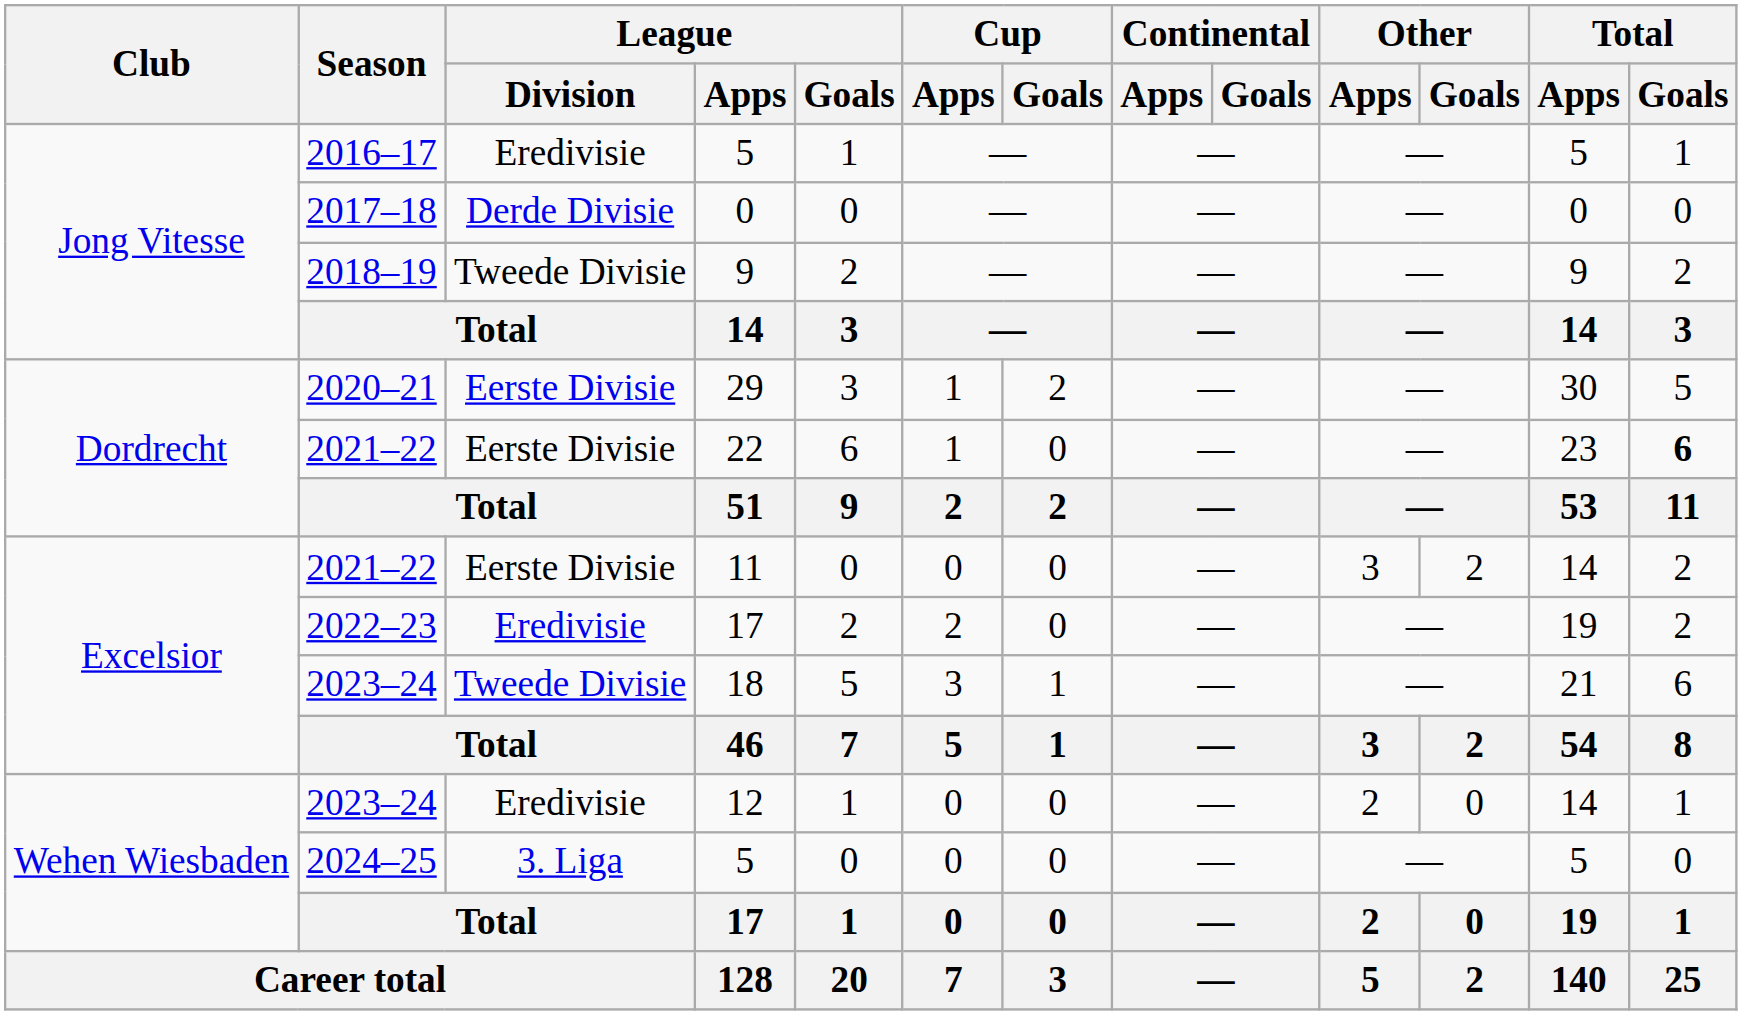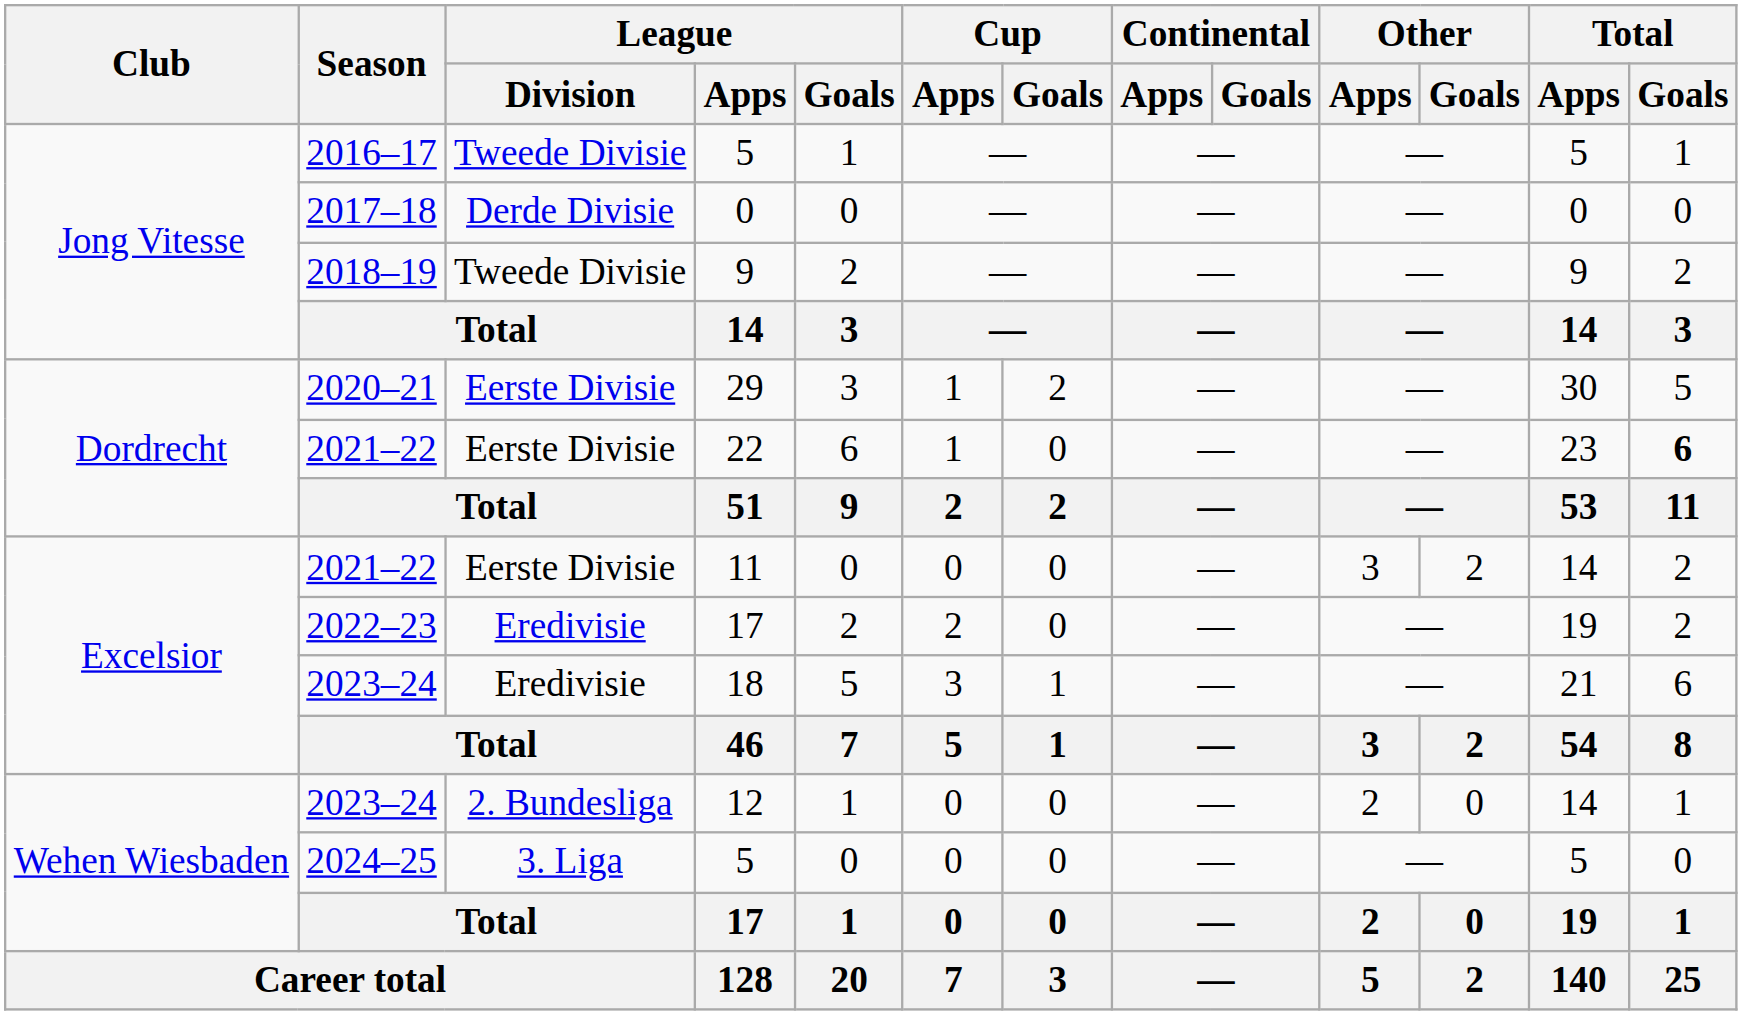(570, 152) Eredivisie -> (570, 152) Tweede Divisie
(570, 684) Tweede Divisie -> (570, 684) Eredivisie
(570, 802) Eredivisie -> (570, 802) 2. Bundesliga
